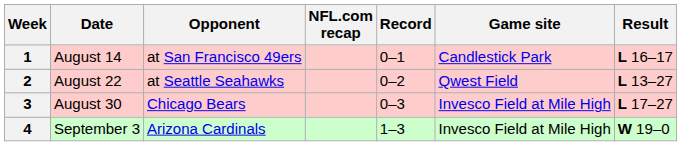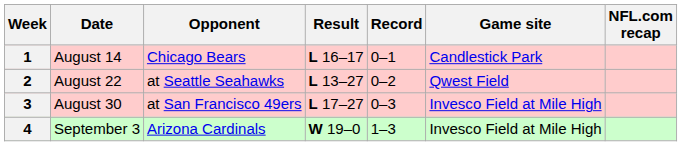columns swapped: (645, 24) <-> (341, 24)
(224, 57) at San Francisco 49ers -> (196, 57) Chicago Bears
(196, 104) Chicago Bears -> (224, 104) at San Francisco 49ers
